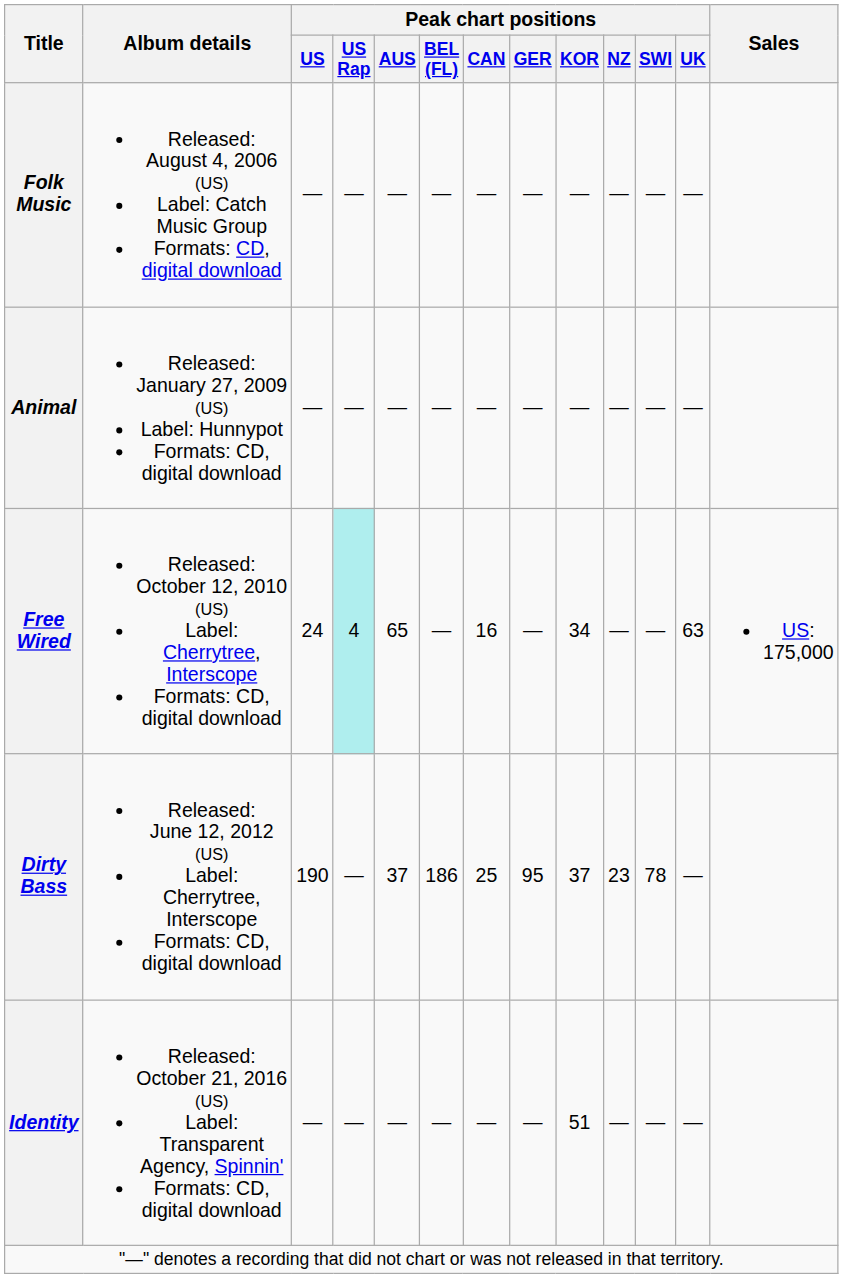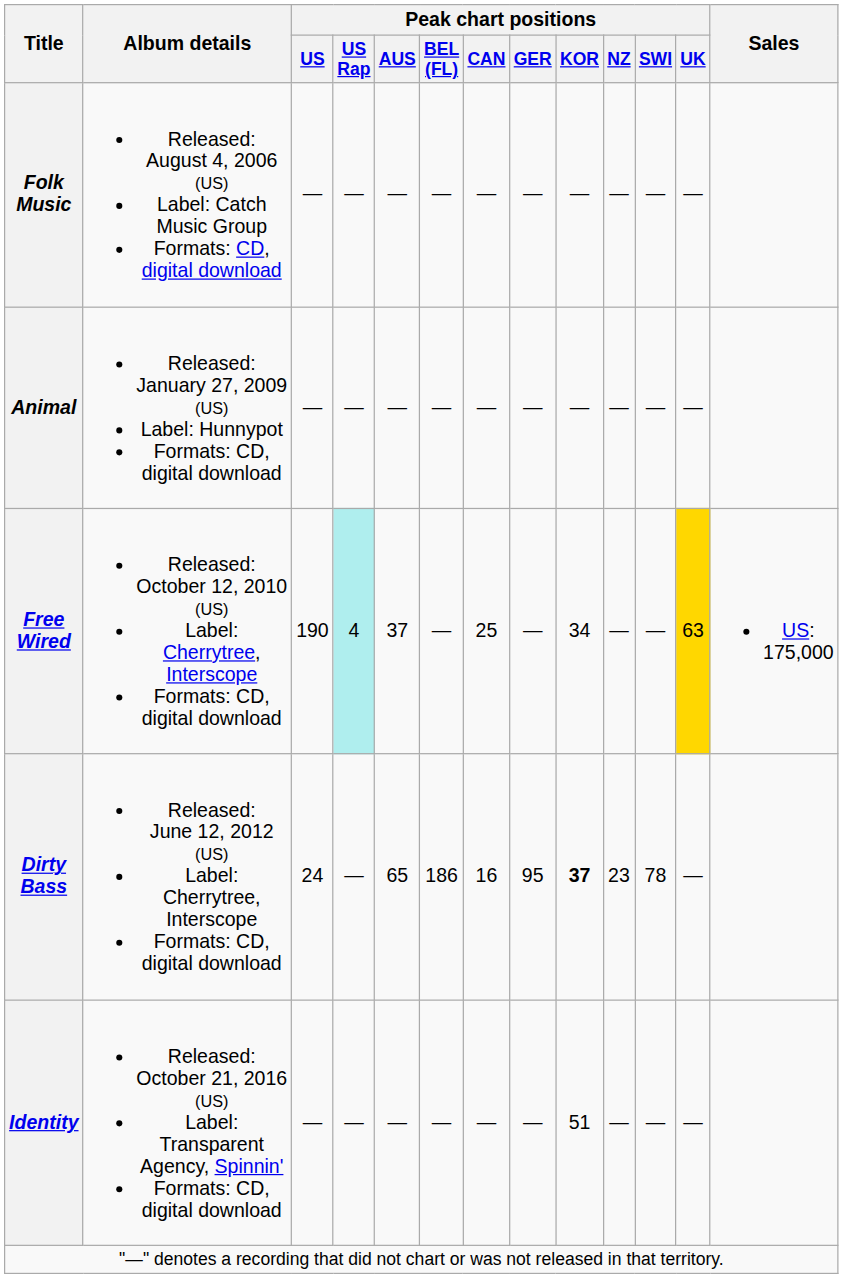(312, 631) 24 -> (312, 631) 190
(397, 631) 65 -> (397, 631) 37
(486, 631) 16 -> (486, 631) 25
(693, 631) no background -> (693, 631) gold background
(312, 876) 190 -> (312, 876) 24
(397, 876) 37 -> (397, 876) 65
(486, 876) 25 -> (486, 876) 16
(580, 876) normal -> (580, 876) bold
